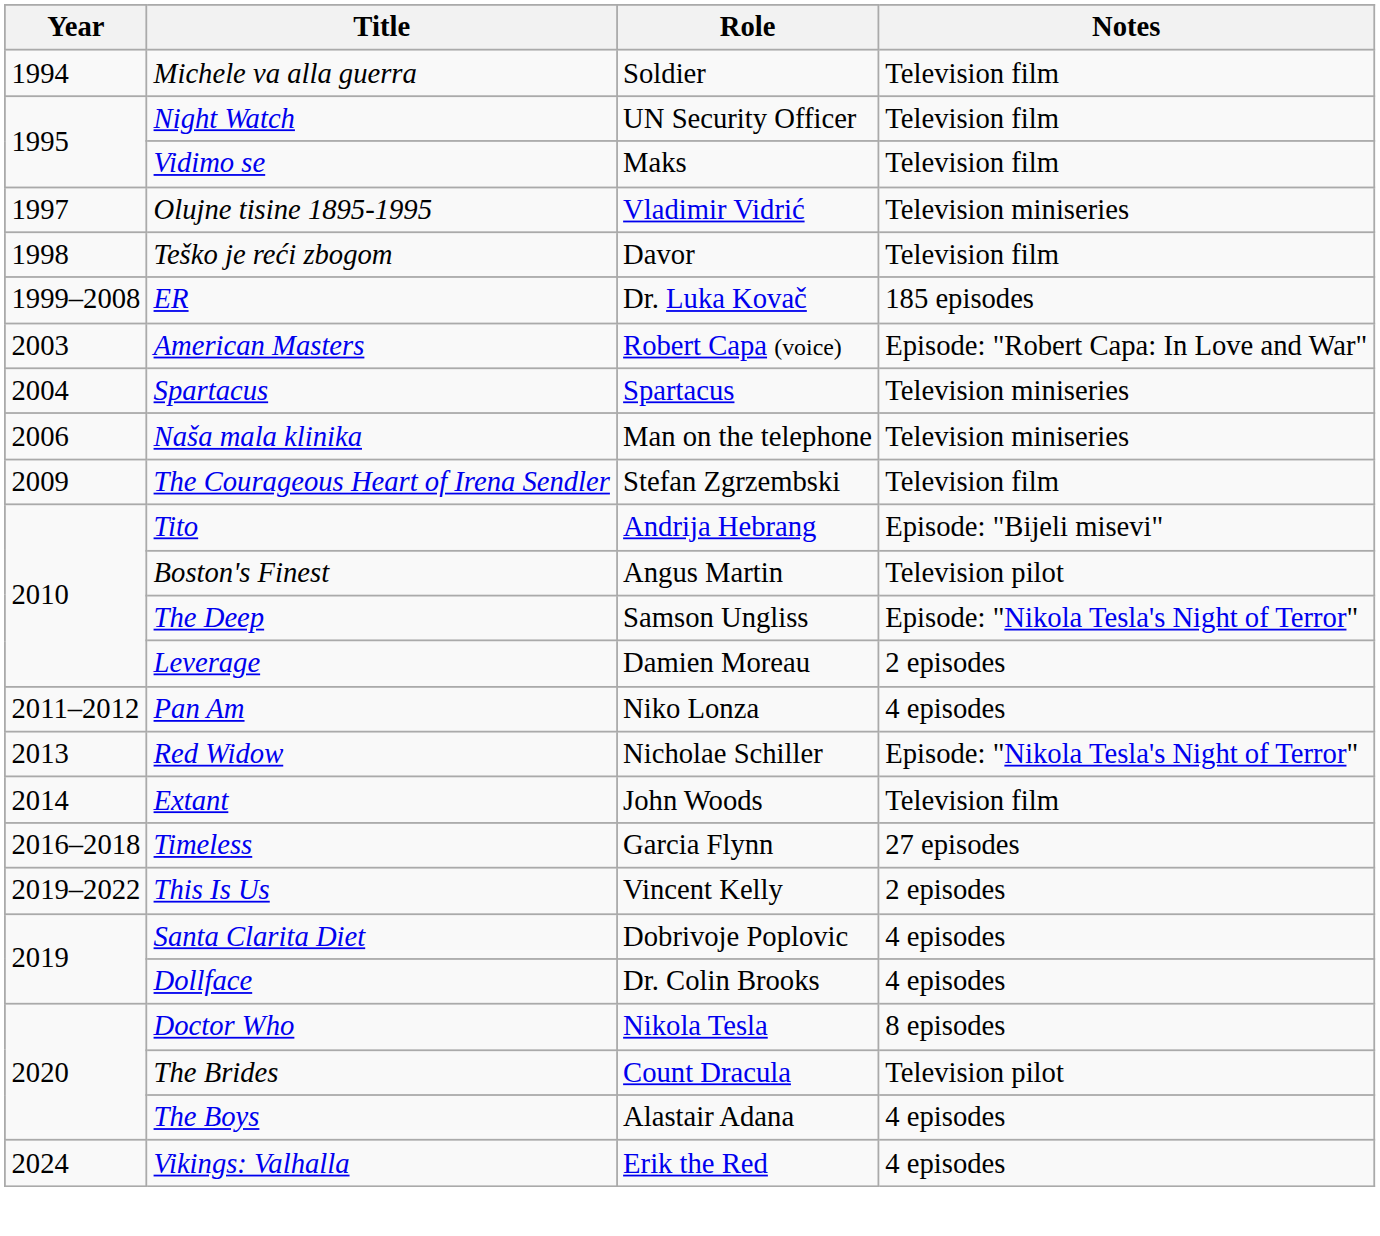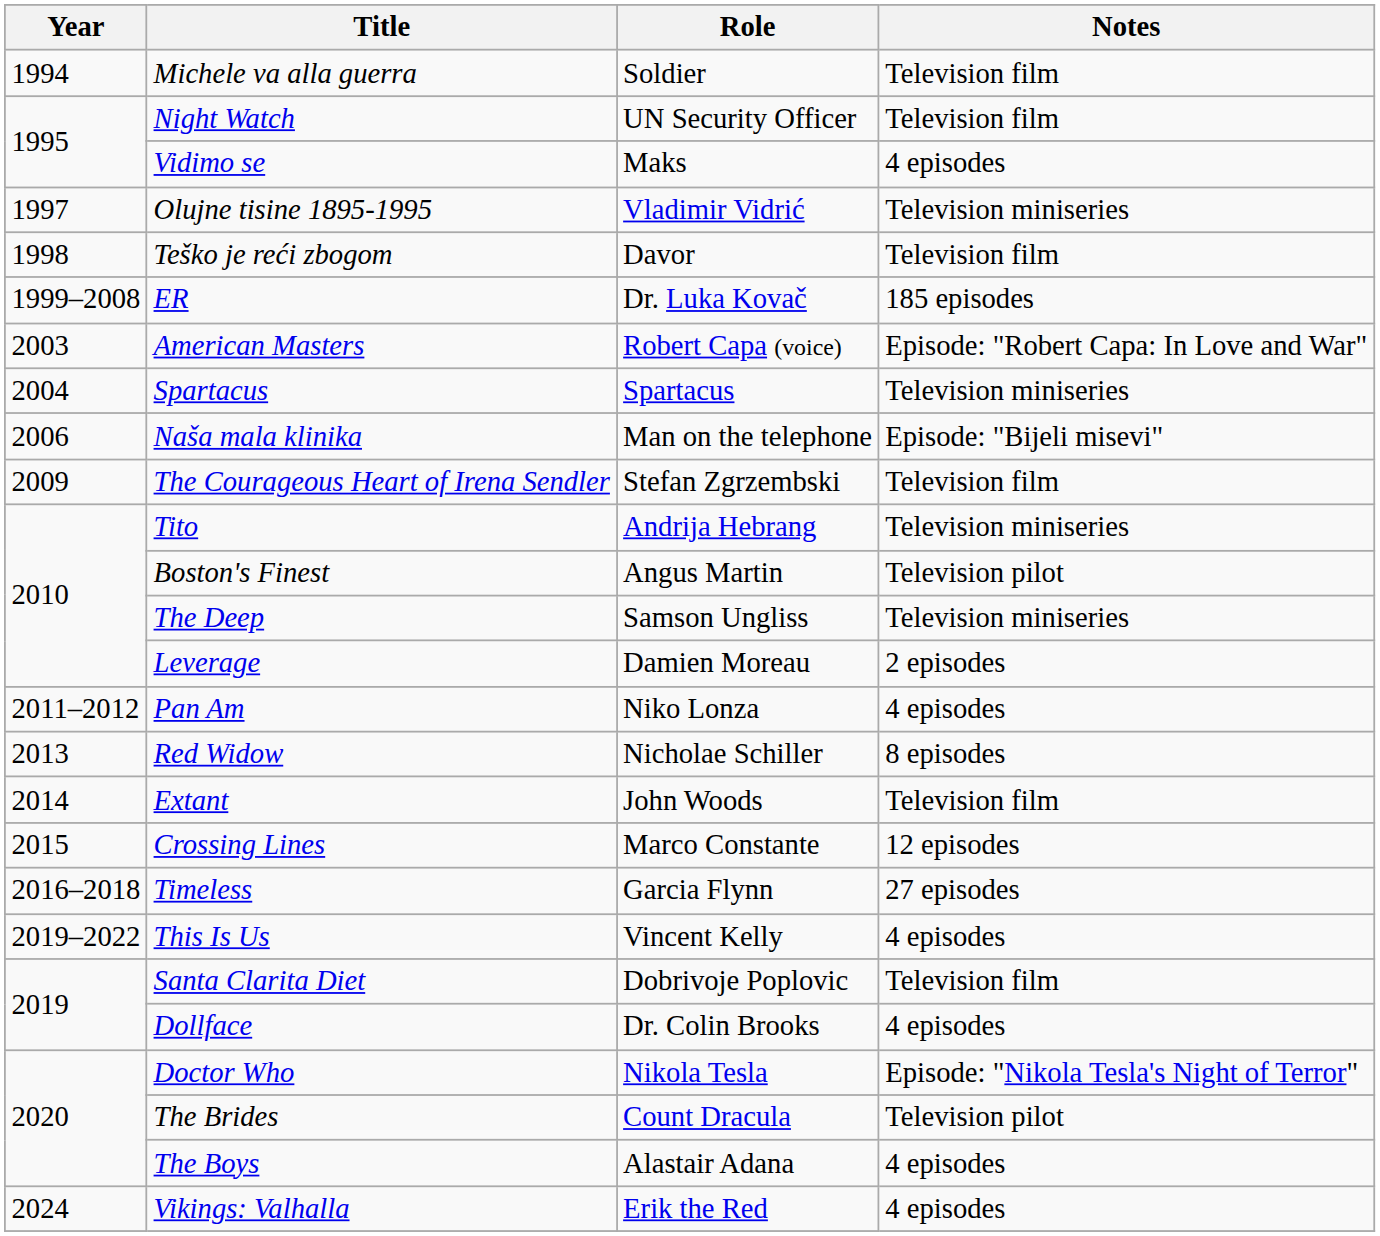(972, 163) Television film -> (945, 163) 4 episodes
(1007, 436) Television miniseries -> (1024, 436) Episode: "Bijeli misevi"
(1024, 526) Episode: "Bijeli misevi" -> (1007, 526) Television miniseries
(1122, 617) Episode: "Nikola Tesla's Night of Terror" -> (1007, 617) Television miniseries
(1122, 753) Episode: "Nikola Tesla's Night of Terror" -> (945, 753) 8 episodes
+ row: (239, 844)
(945, 890) 2 episodes -> (945, 935) 4 episodes
(945, 935) 4 episodes -> (972, 981) Television film
(945, 1026) 8 episodes -> (1122, 1071) Episode: "Nikola Tesla's Night of Terror"
